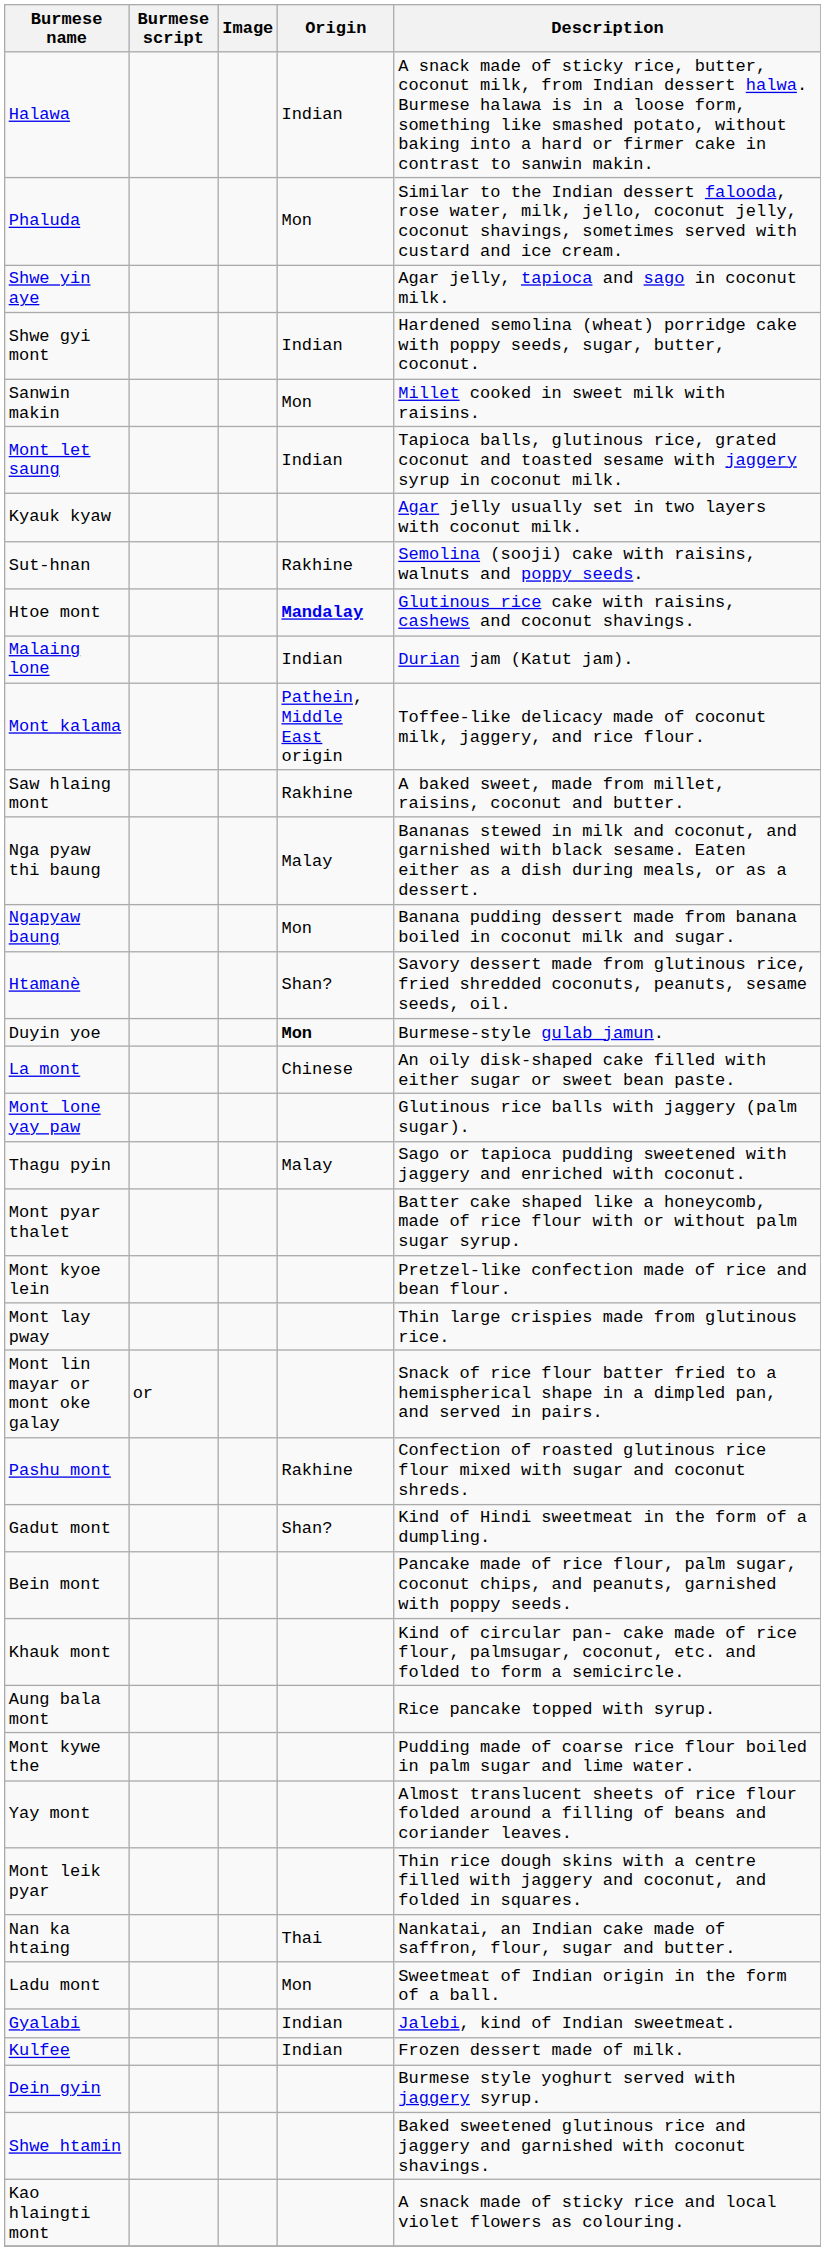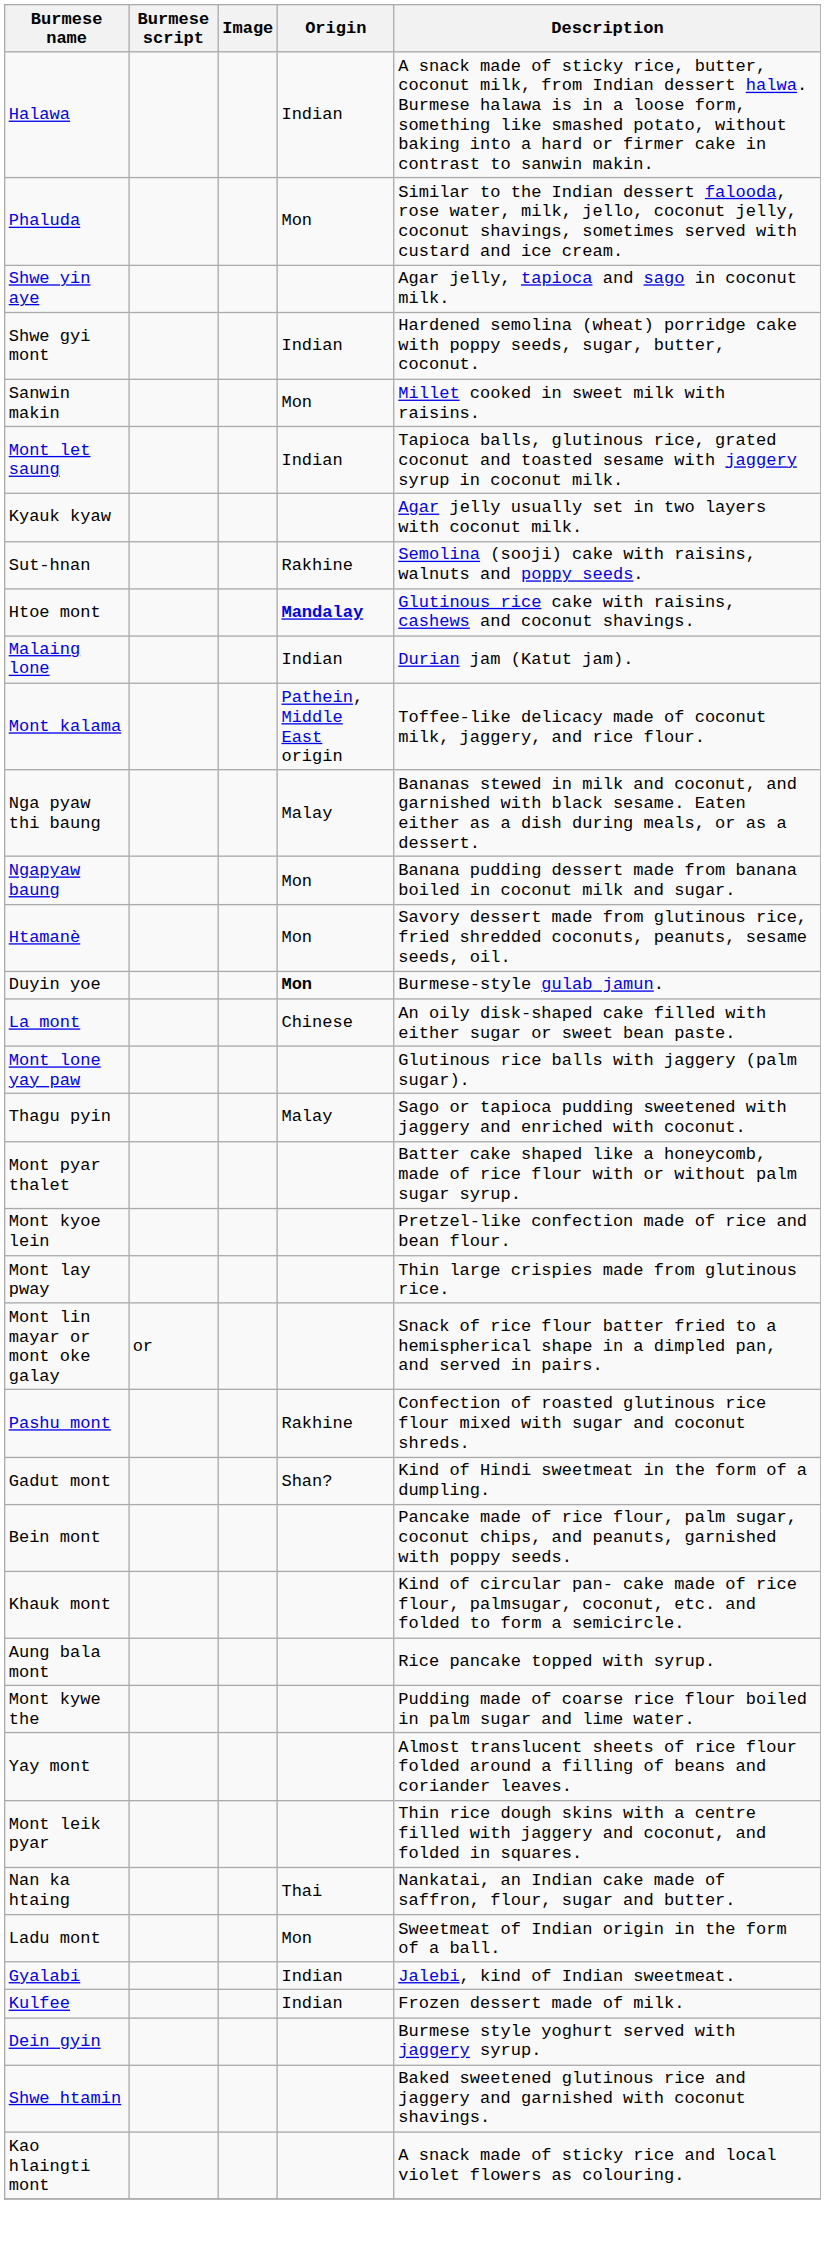- row: (60, 794)
(307, 985) Shan? -> (297, 938) Mon
